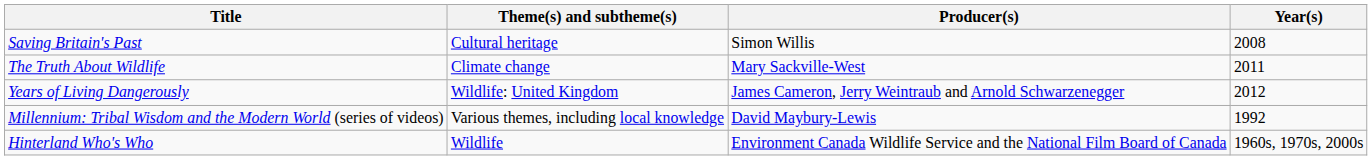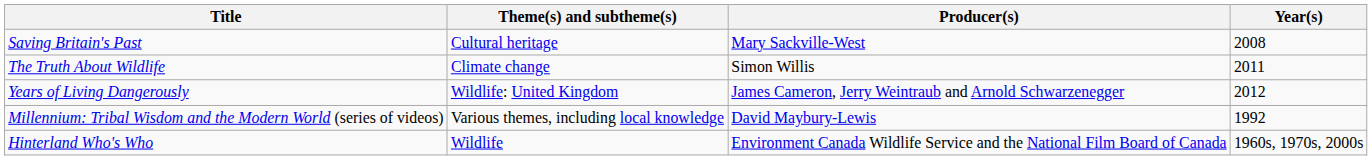(773, 42) Simon Willis -> (798, 42) Mary Sackville-West
(798, 67) Mary Sackville-West -> (773, 67) Simon Willis
